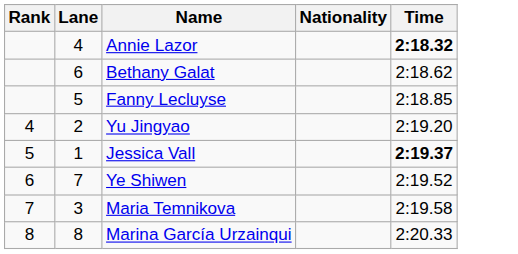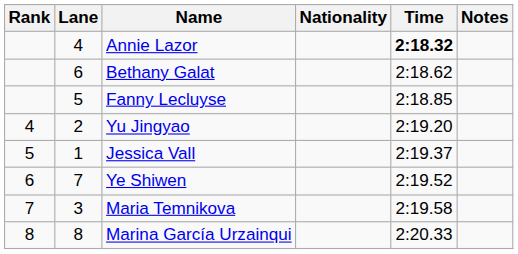+ column: (485, 18)
(424, 153) bold -> (424, 153) normal
